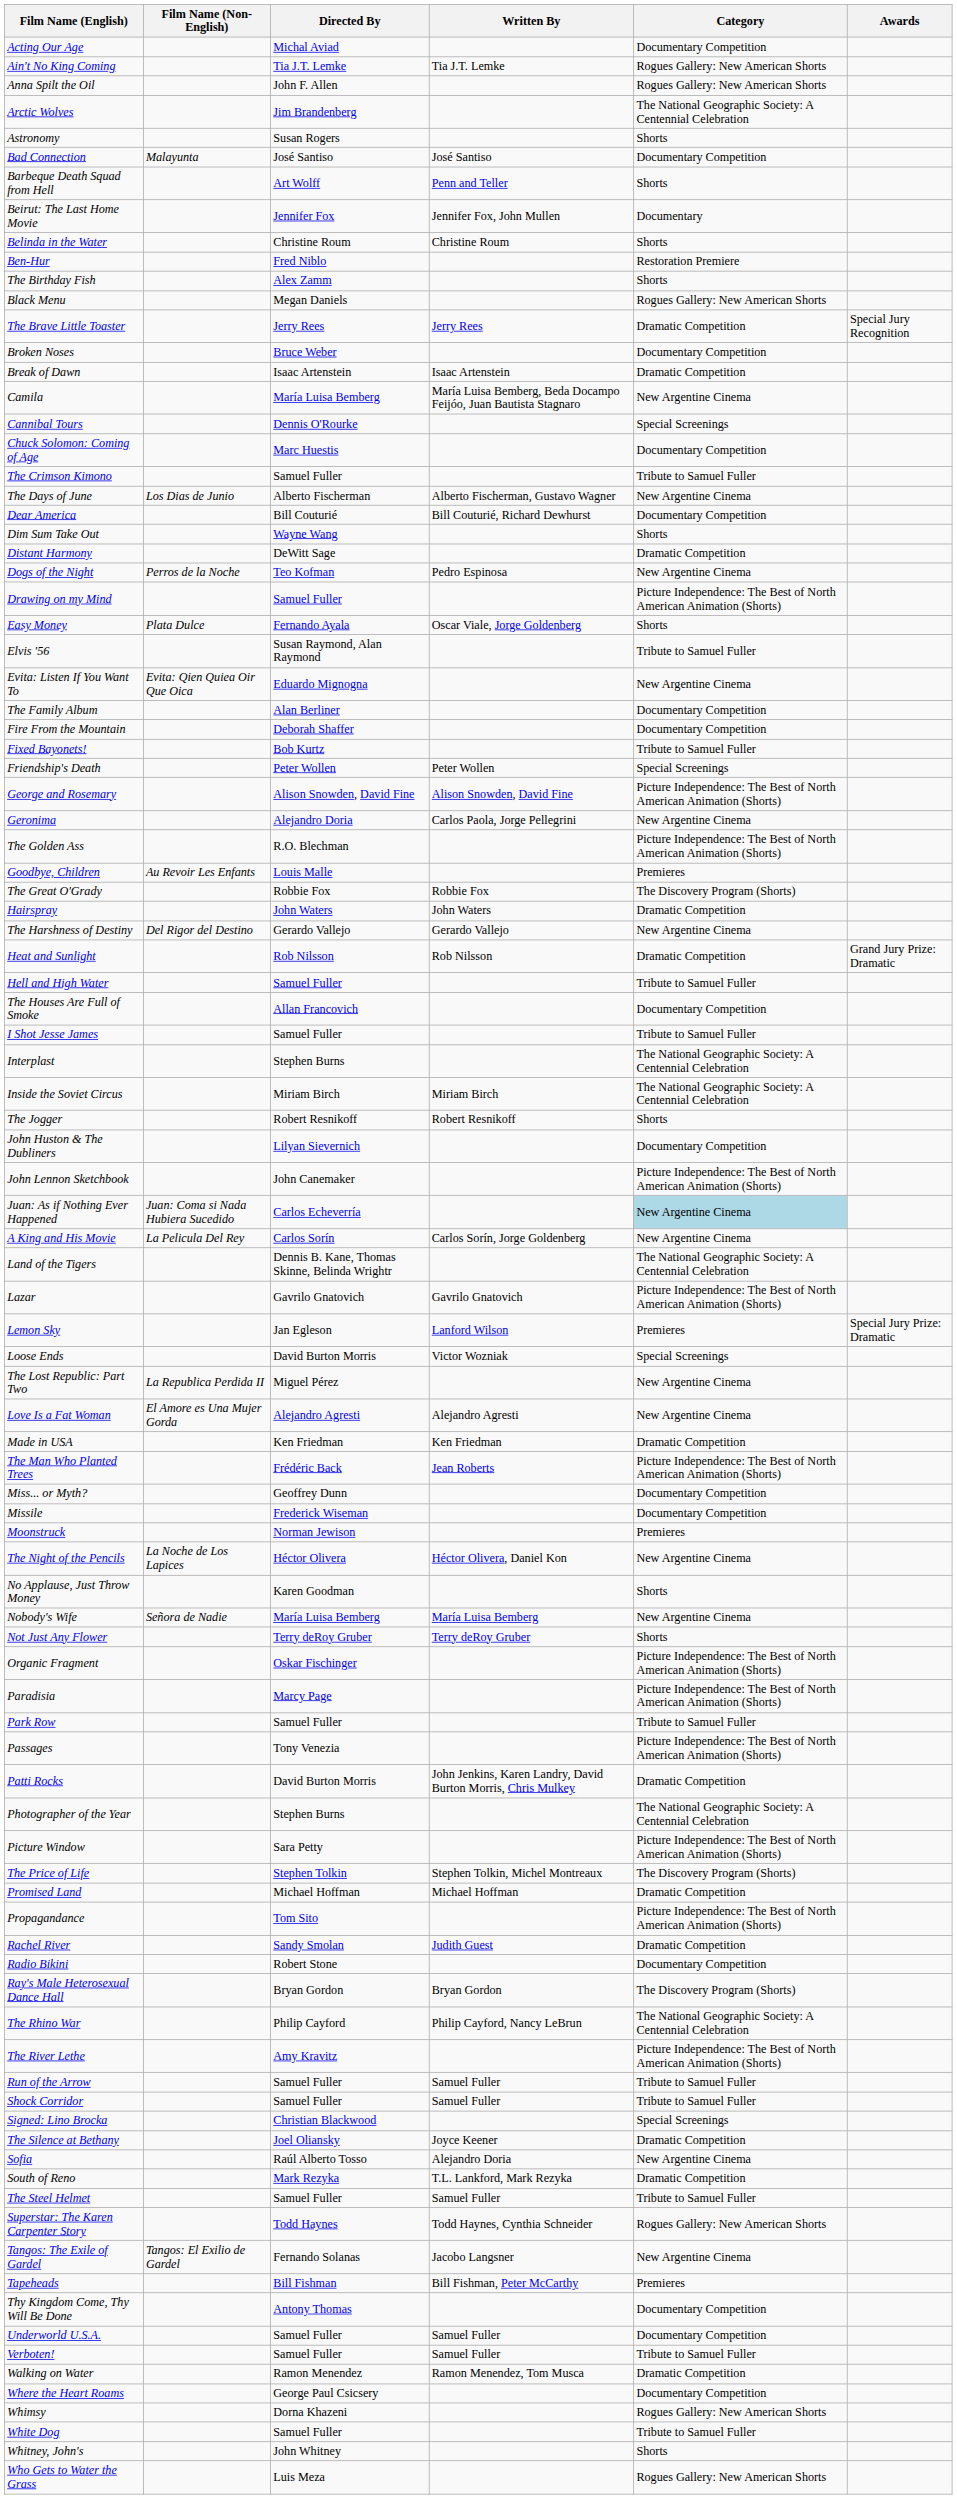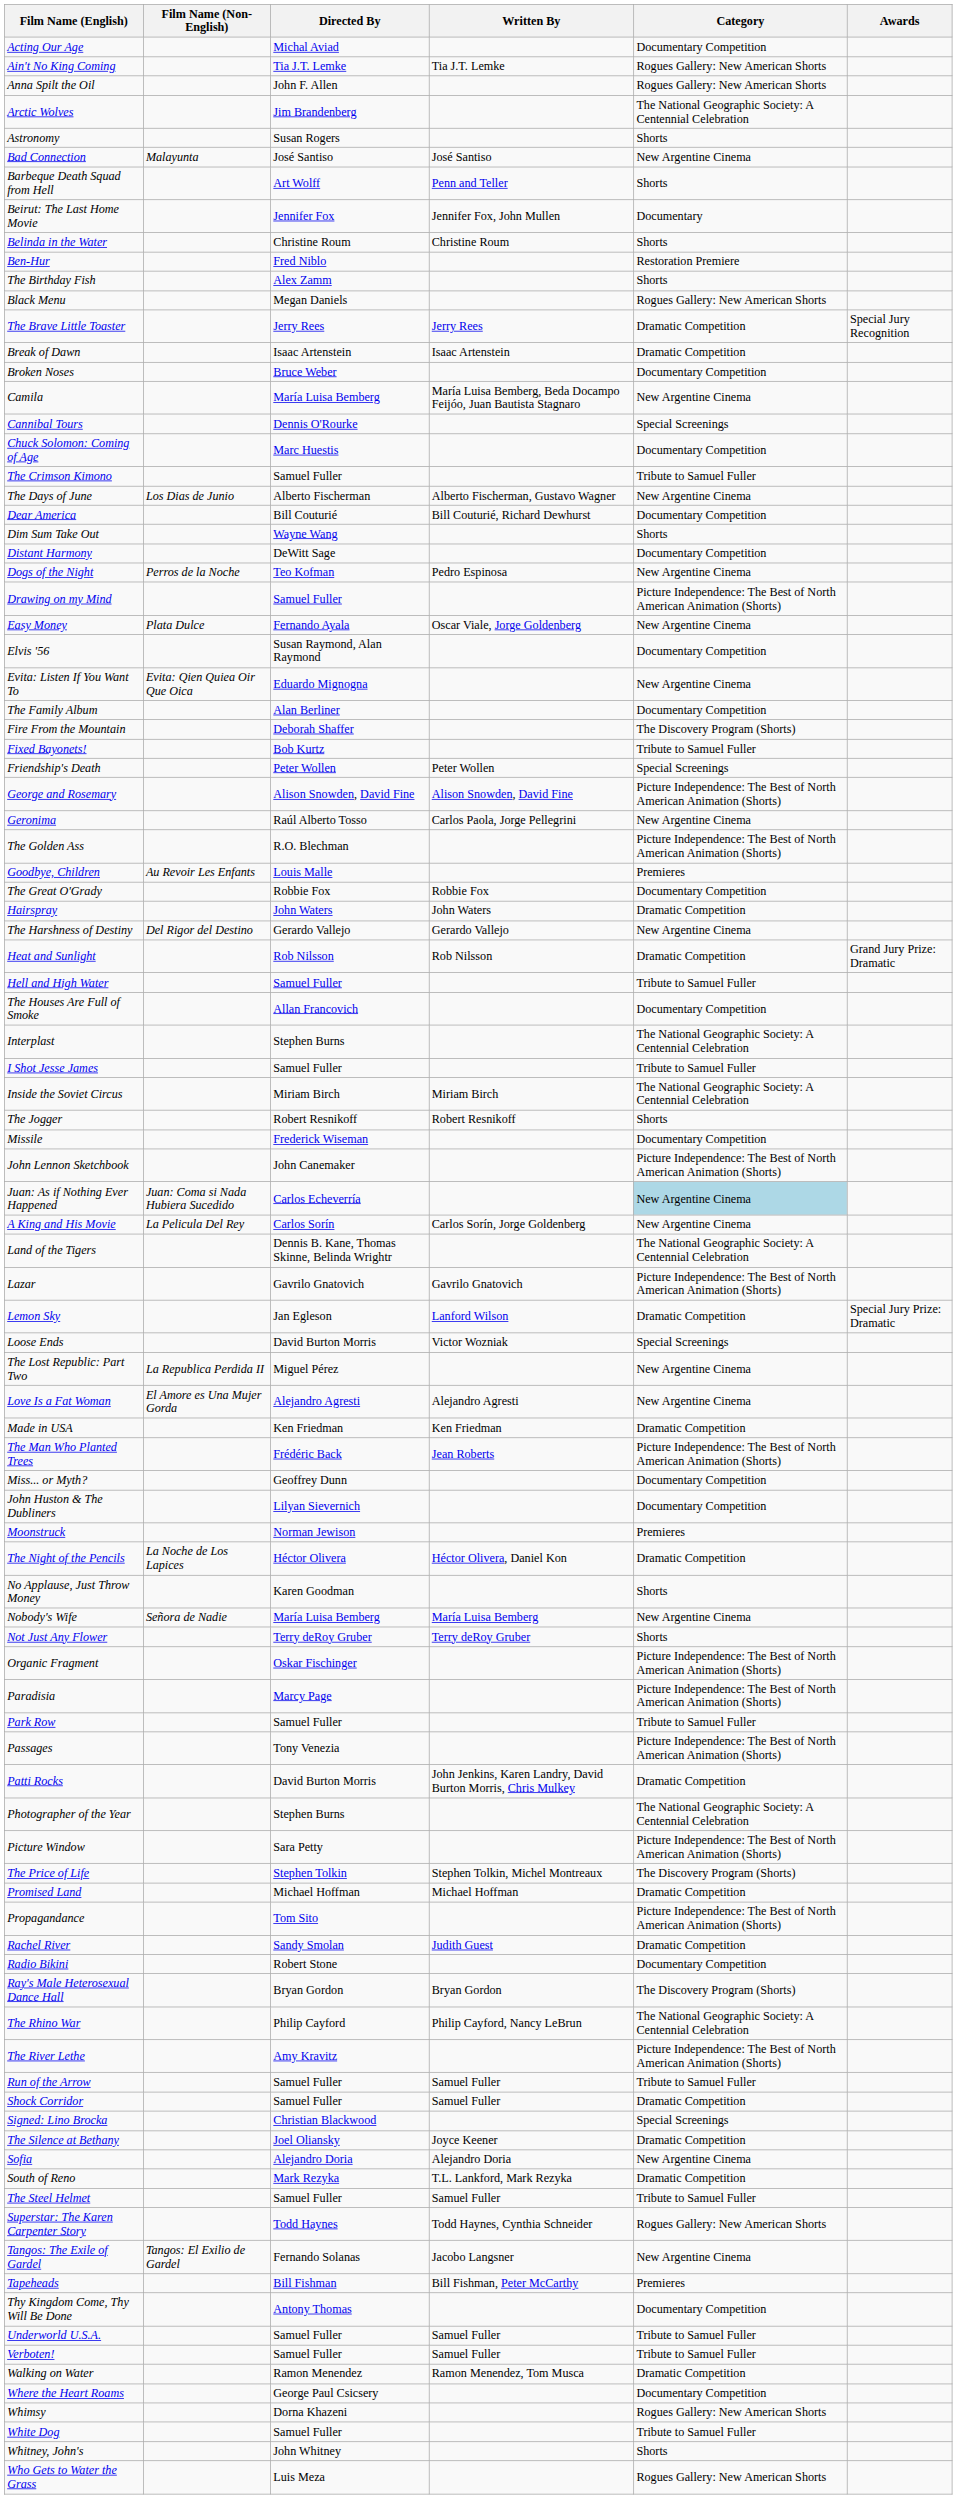(701, 157) Documentary Competition -> (694, 157) New Argentine Cinema
rows swapped: (44, 371) <-> (41, 352)
(691, 553) Dramatic Competition -> (701, 553) Documentary Competition
(652, 624) Shorts -> (694, 624) New Argentine Cinema
(696, 651) Tribute to Samuel Fuller -> (701, 651) Documentary Competition
(701, 729) Documentary Competition -> (716, 729) The Discovery Program (Shorts)
(313, 820) Alejandro Doria -> (320, 820) Raúl Alberto Tosso
(716, 891) The Discovery Program (Shorts) -> (701, 891) Documentary Competition
rows swapped: (53, 1034) <-> (31, 1061)
rows swapped: (55, 1146) <-> (25, 1513)
(661, 1330) Premieres -> (691, 1316) Dramatic Competition
(694, 1558) New Argentine Cinema -> (691, 1558) Dramatic Competition
(696, 2101) Tribute to Samuel Fuller -> (691, 2101) Dramatic Competition
(320, 2159) Raúl Alberto Tosso -> (313, 2159) Alejandro Doria
(701, 2335) Documentary Competition -> (696, 2335) Tribute to Samuel Fuller
